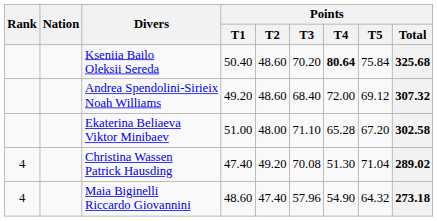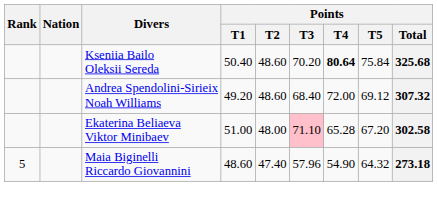(307, 130) no background -> (307, 130) pink background
- row: (129, 164)
(22, 198) 4 -> (22, 164) 5
